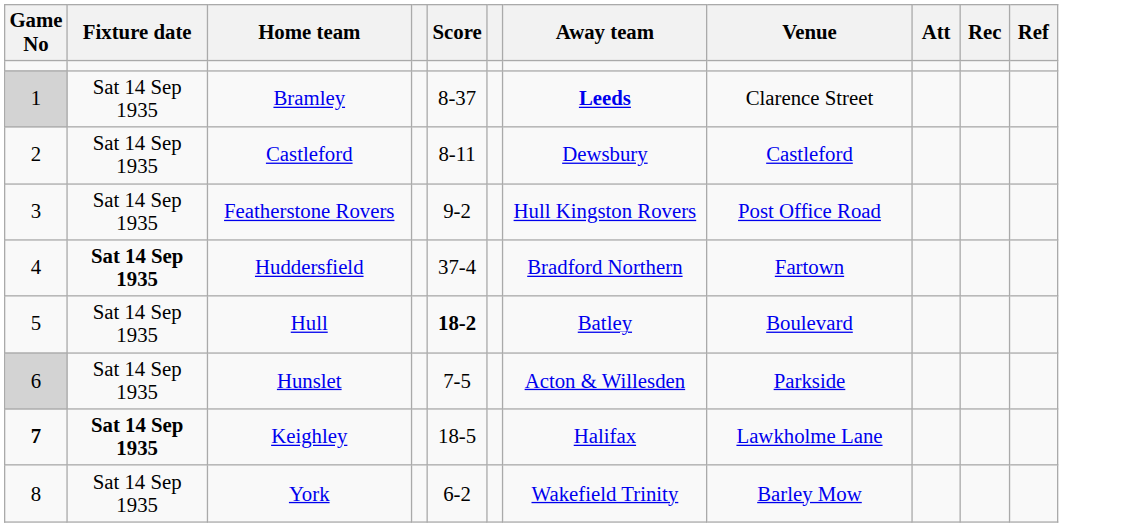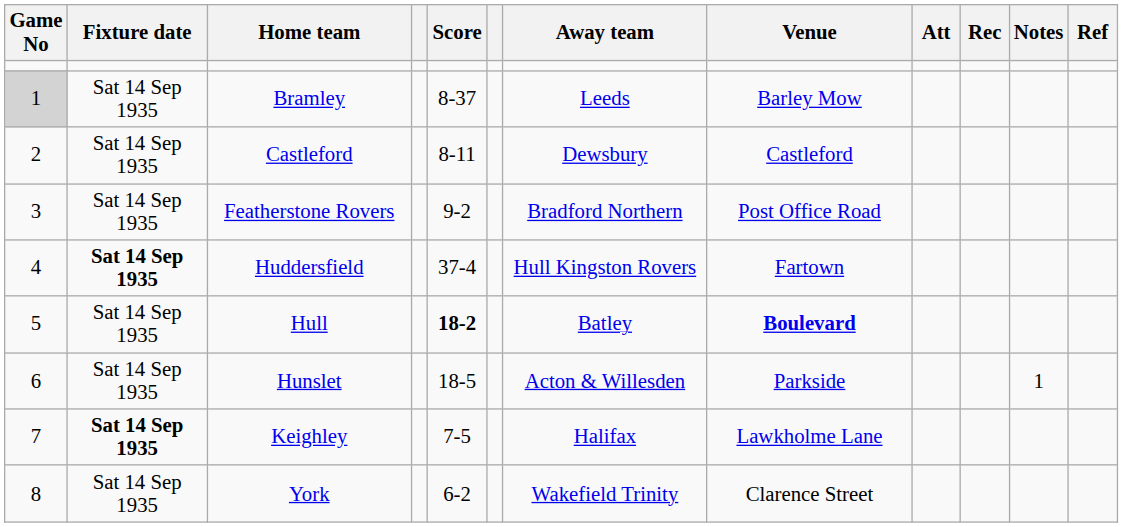+ column: (1039, 32)
(605, 98) bold -> (605, 98) normal
(809, 98) Clarence Street -> (809, 98) Barley Mow
(605, 211) Hull Kingston Rovers -> (605, 211) Bradford Northern
(605, 267) Bradford Northern -> (605, 267) Hull Kingston Rovers
(809, 324) normal -> (809, 324) bold
(36, 380) lightgrey background -> (36, 380) no background
(457, 380) 7-5 -> (457, 380) 18-5
(36, 436) bold -> (36, 436) normal
(457, 436) 18-5 -> (457, 436) 7-5
(809, 493) Barley Mow -> (809, 493) Clarence Street
